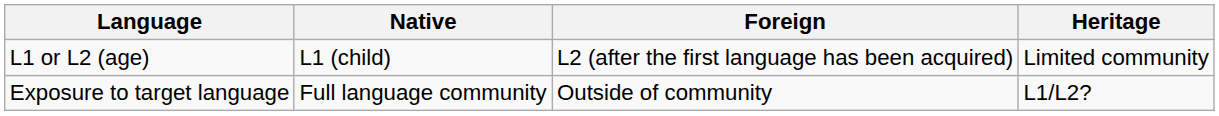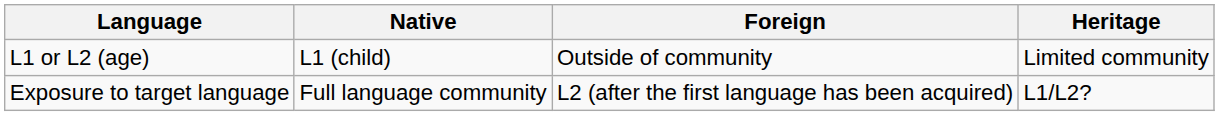(785, 57) L2 (after the first language has been acquired) -> (665, 57) Outside of community
(665, 92) Outside of community -> (785, 92) L2 (after the first language has been acquired)
